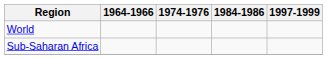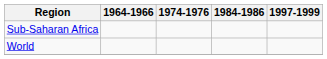rows swapped: (20, 29) <-> (53, 46)
